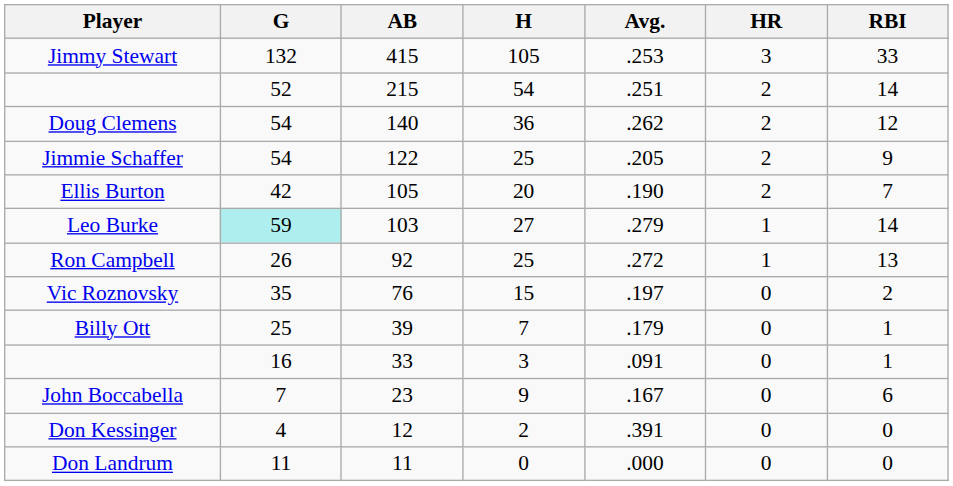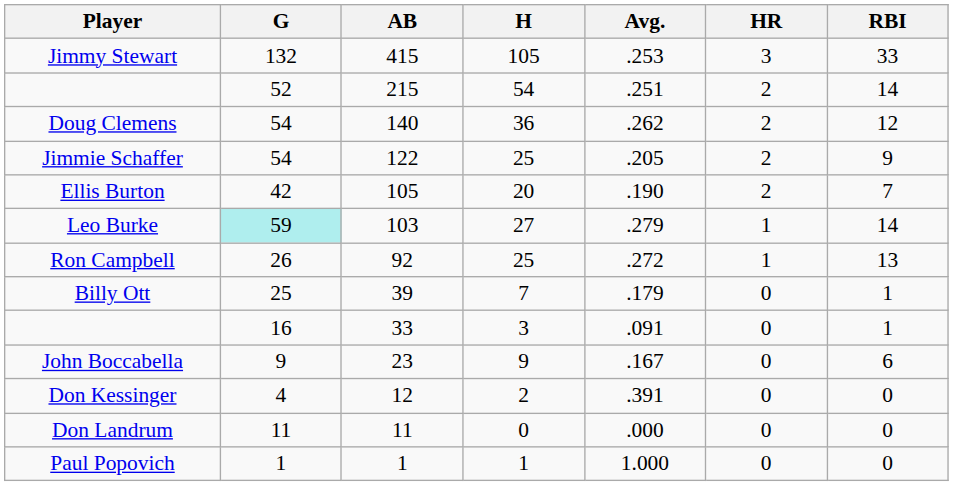- row: (112, 293)
(281, 395) 7 -> (281, 361) 9
+ row: (112, 463)
